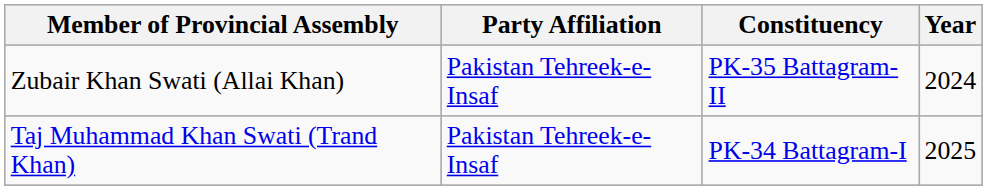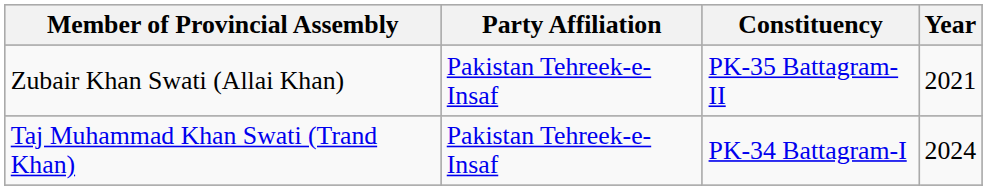(950, 80) 2024 -> (950, 80) 2021
(950, 150) 2025 -> (950, 150) 2024
